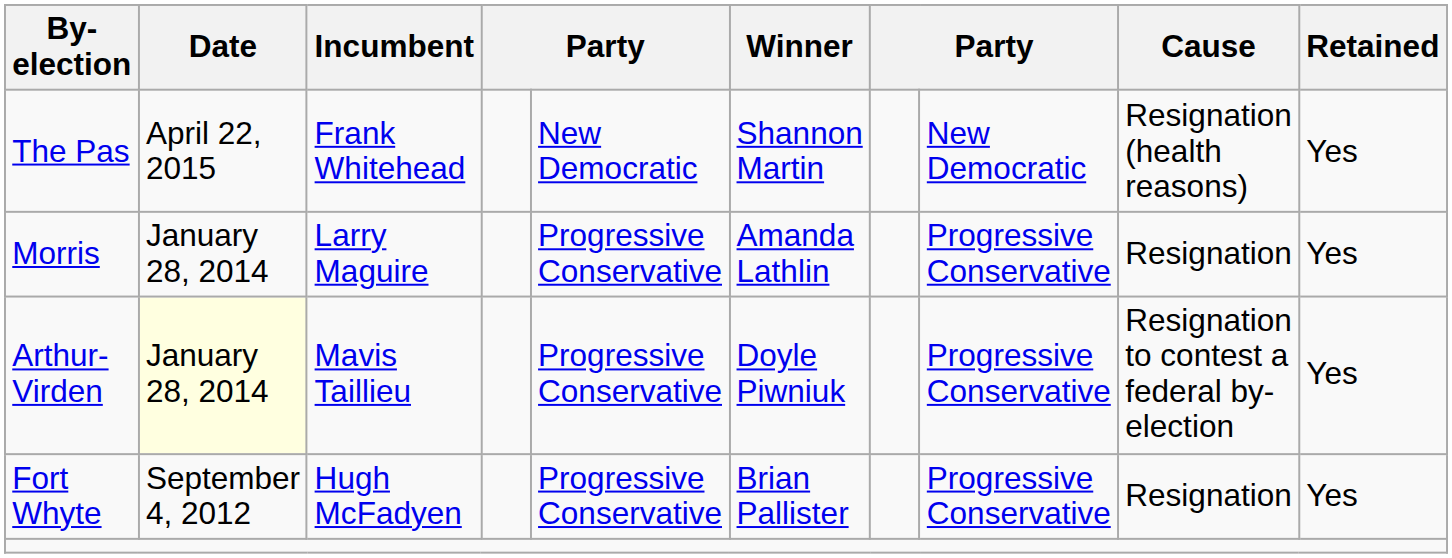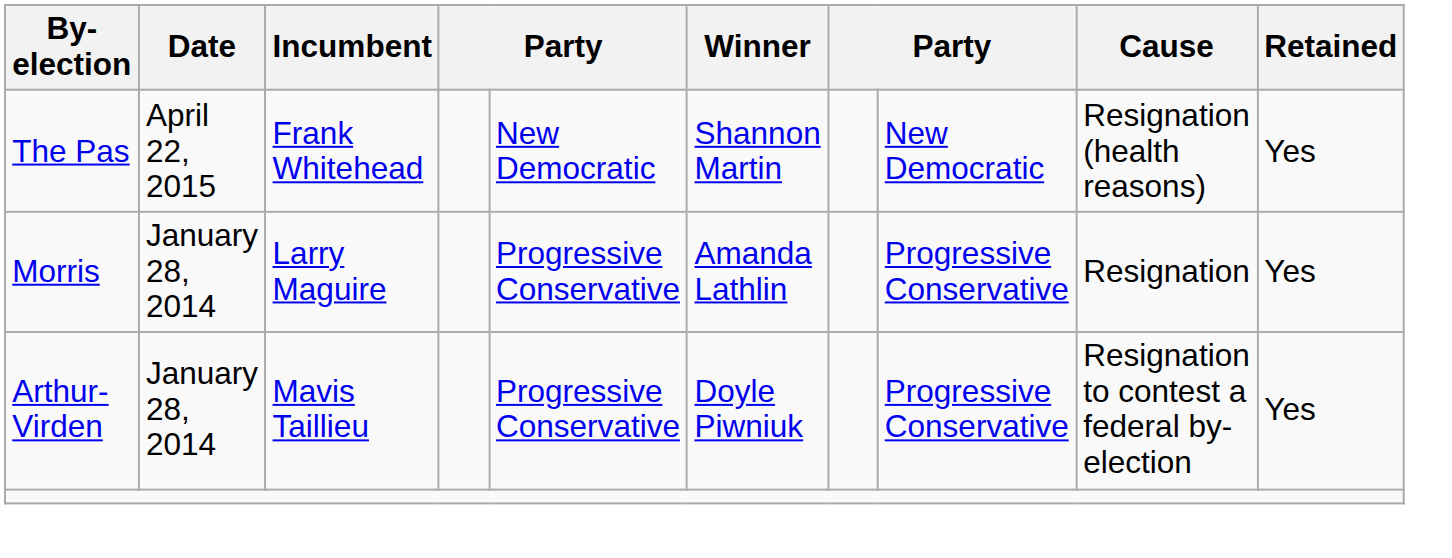(207, 374) lightyellow background -> (202, 409) no background
- row: (57, 495)
